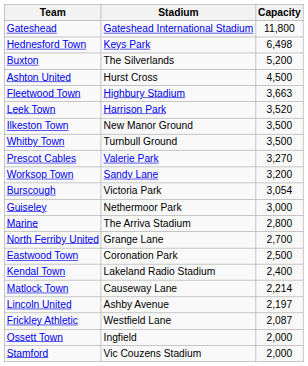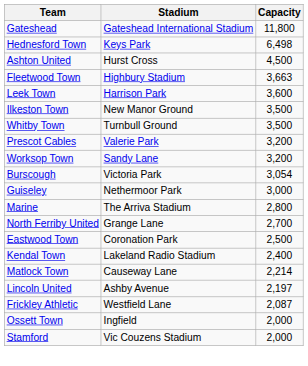- row: (23, 61)
(279, 110) 3,520 -> (279, 93) 3,600
(279, 158) 3,270 -> (279, 142) 3,200
